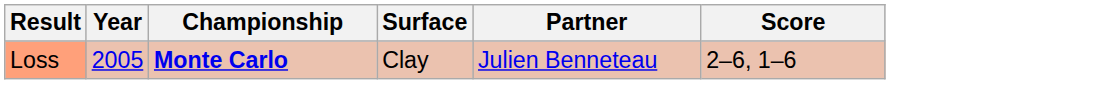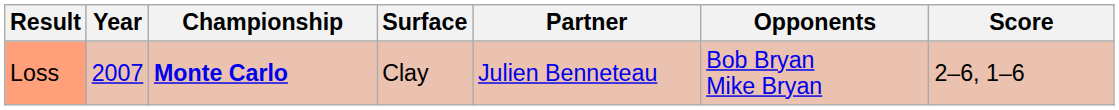+ column: (815, 22)
(117, 59) 2005 -> (117, 72) 2007
